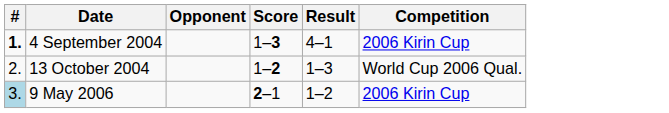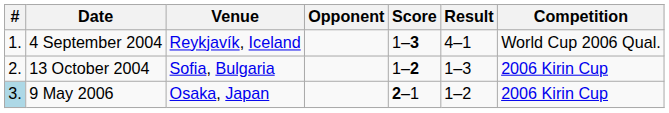+ column: (235, 17)
(15, 42) bold -> (15, 42) normal
(416, 42) 2006 Kirin Cup -> (581, 42) World Cup 2006 Qual.
(442, 68) World Cup 2006 Qual. -> (555, 68) 2006 Kirin Cup
